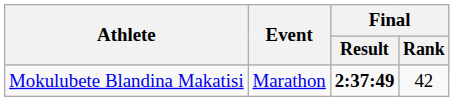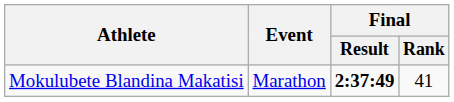(424, 80) 42 -> (424, 80) 41
